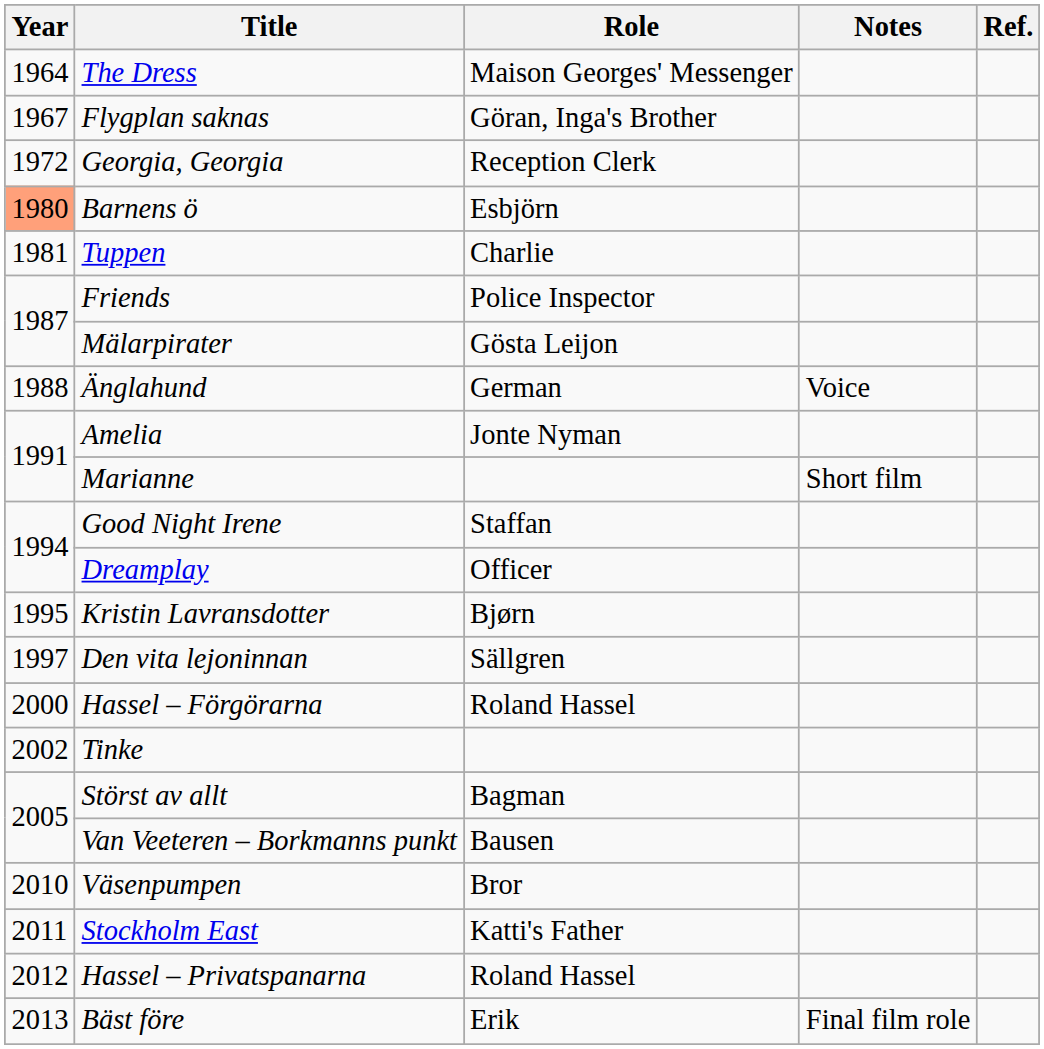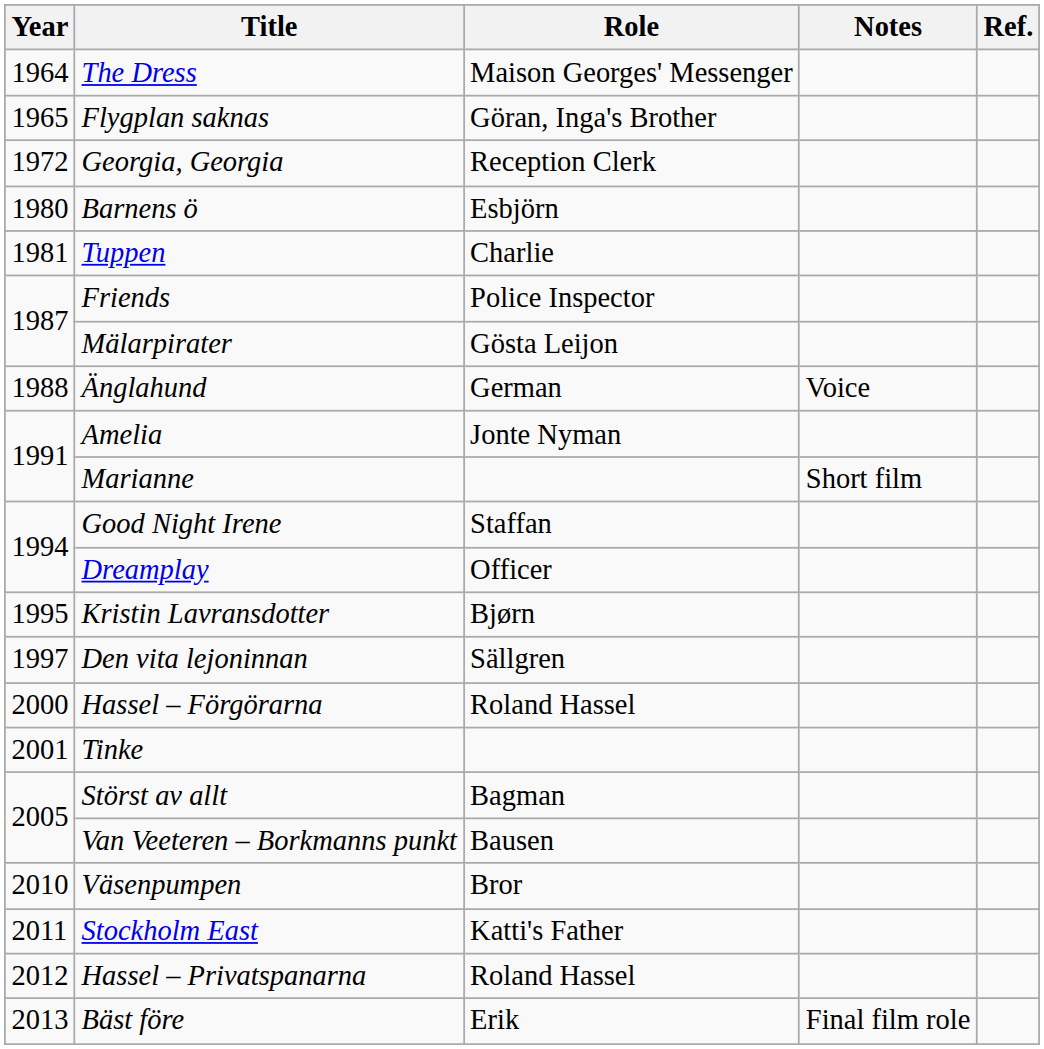(40, 117) 1967 -> (40, 117) 1965
(40, 207) lightsalmon background -> (40, 207) no background
(40, 749) 2002 -> (40, 749) 2001
